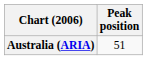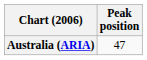(120, 45) 51 -> (120, 45) 47
